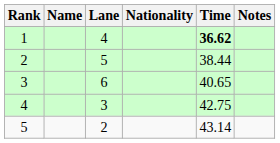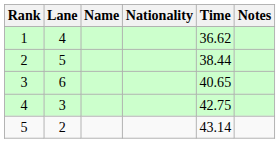columns swapped: (104, 15) <-> (65, 15)
(215, 37) bold -> (215, 37) normal
